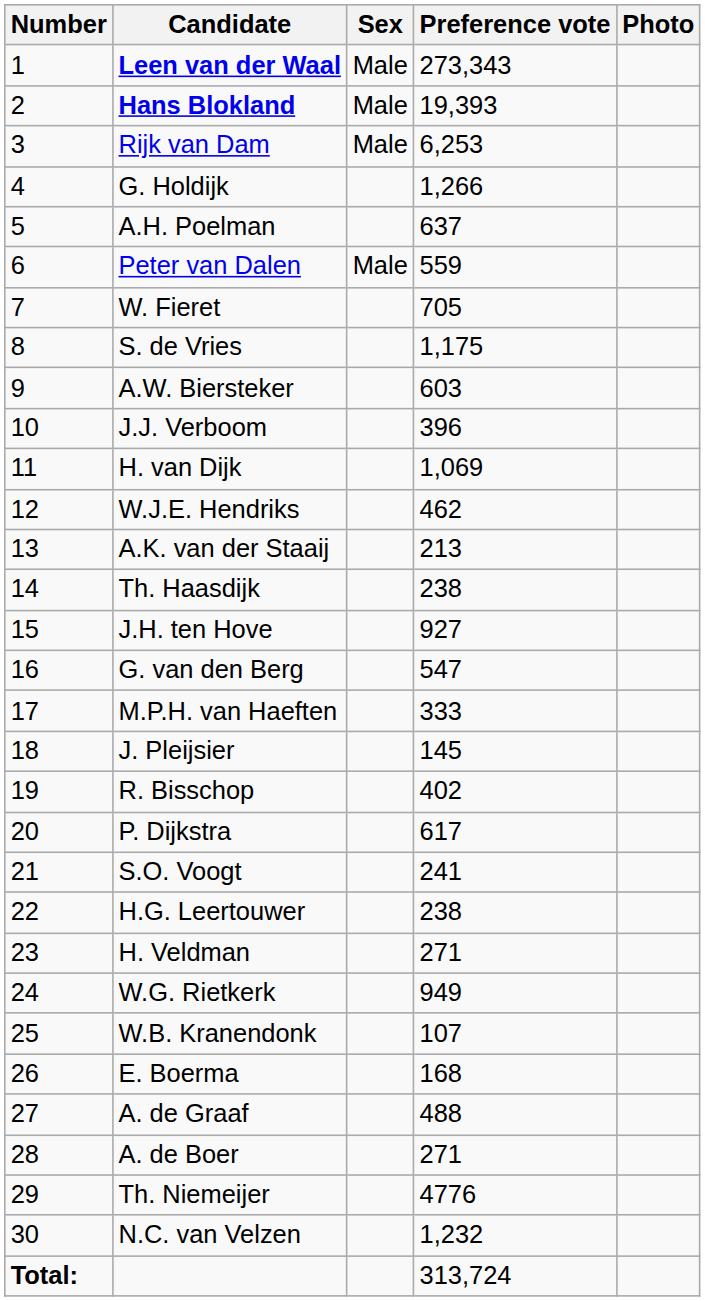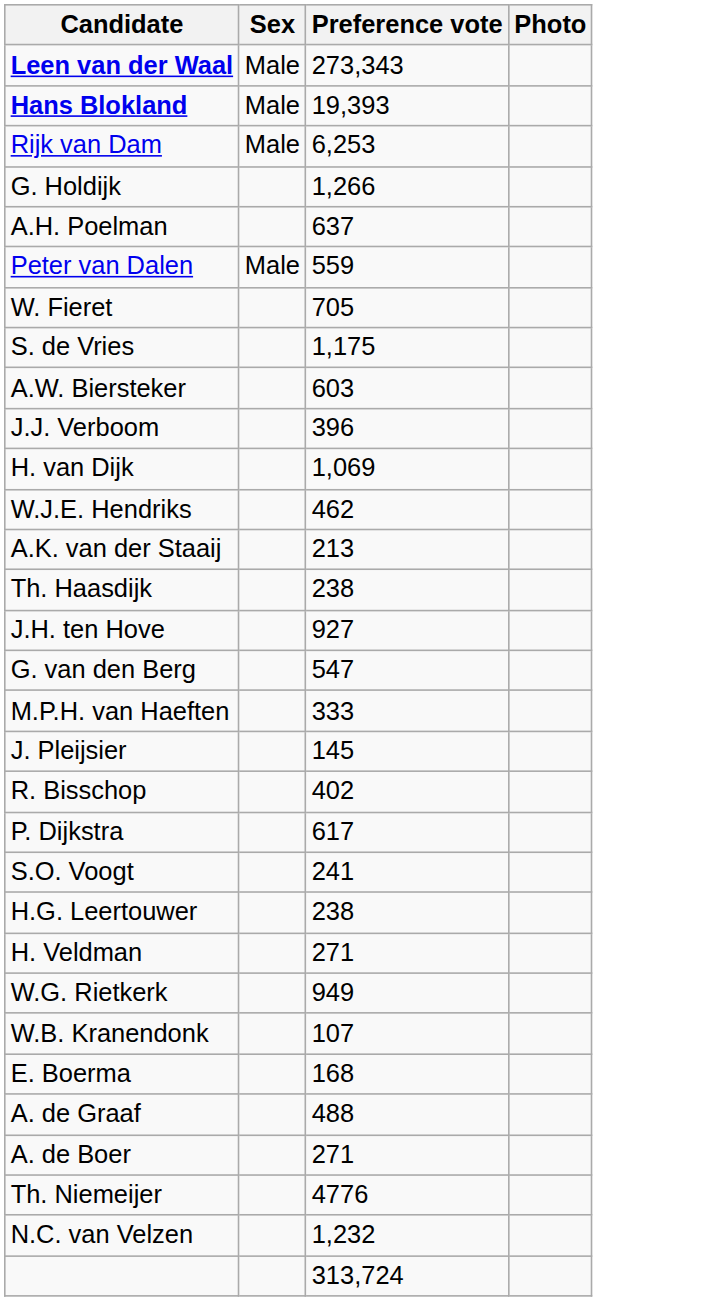- column: (59, 24)
